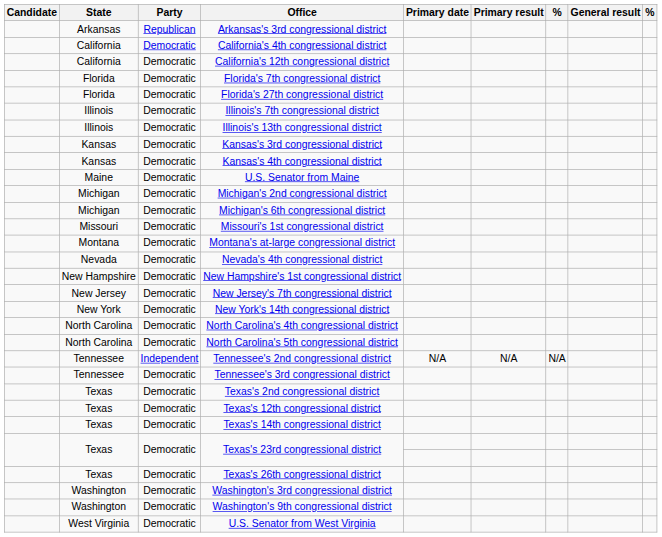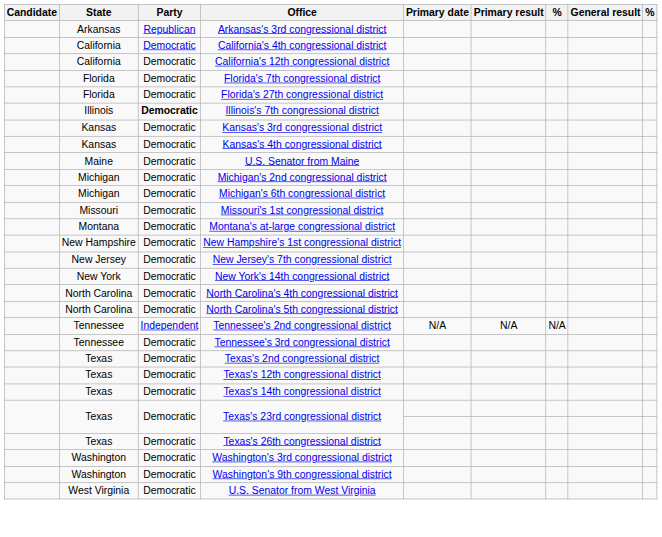(169, 111) normal -> (169, 111) bold
- row: (99, 128)
- row: (99, 260)
